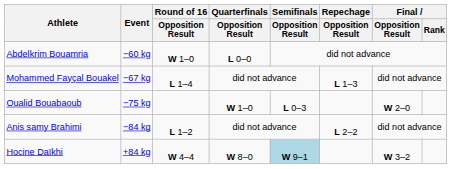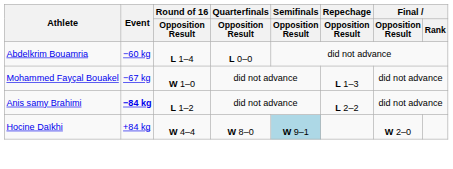(181, 59) W 1–0 -> (182, 59) L 1–4
(181, 84) L 1–4 -> (182, 84) W 1–0
- row: (44, 103)
(137, 127) normal -> (137, 103) bold
(397, 157) W 3–2 -> (398, 132) W 2–0
